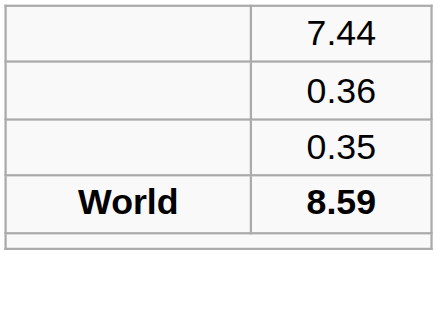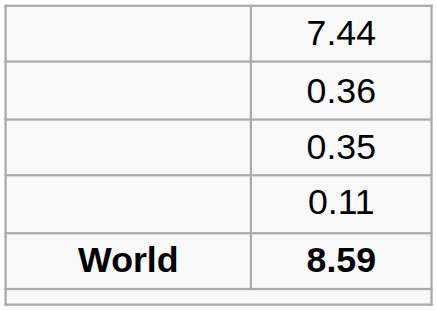+ row: (341, 203)
